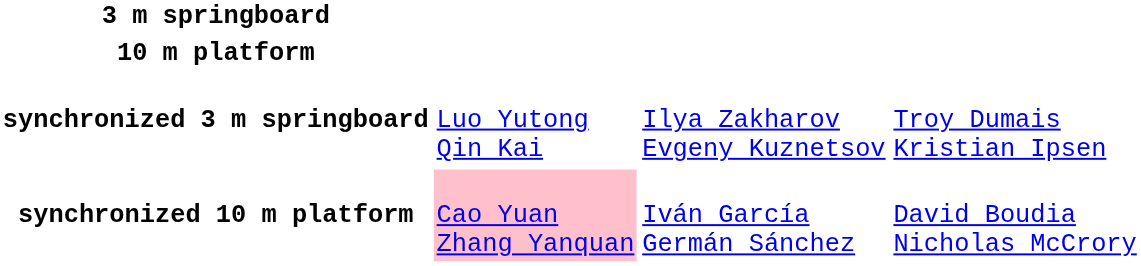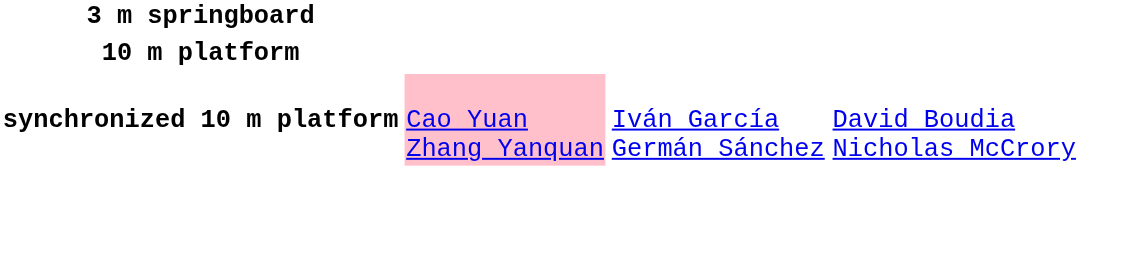- row: (216, 120)
